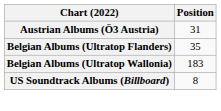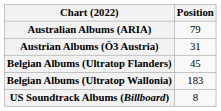+ row: (89, 30)
(195, 47) 35 -> (195, 64) 45
